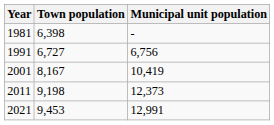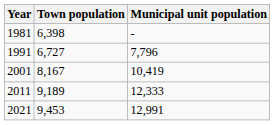(144, 52) 6,756 -> (144, 52) 7,796
(51, 91) 9,198 -> (51, 91) 9,189
(147, 91) 12,373 -> (147, 91) 12,333
